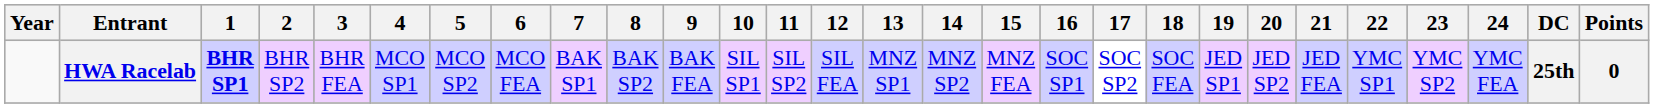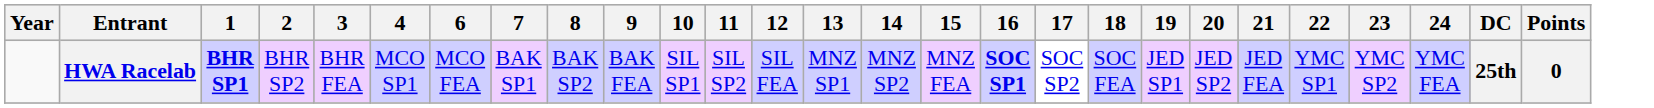- column: (460, 22)
(1067, 71) normal -> (1008, 71) bold
